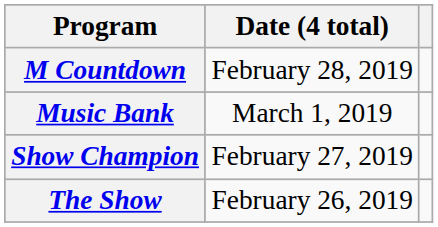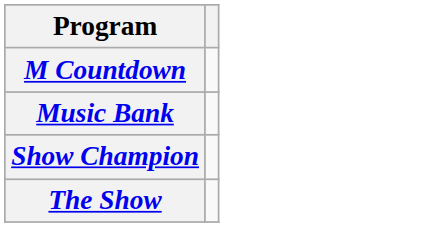- column: (312, 26)
